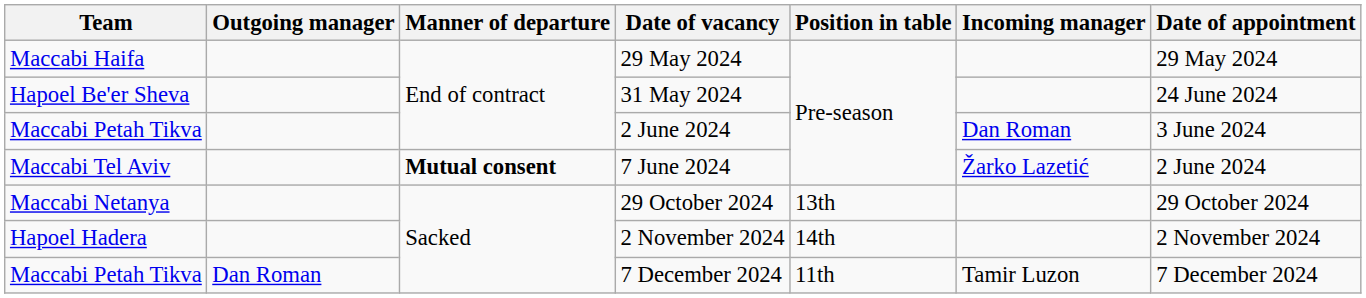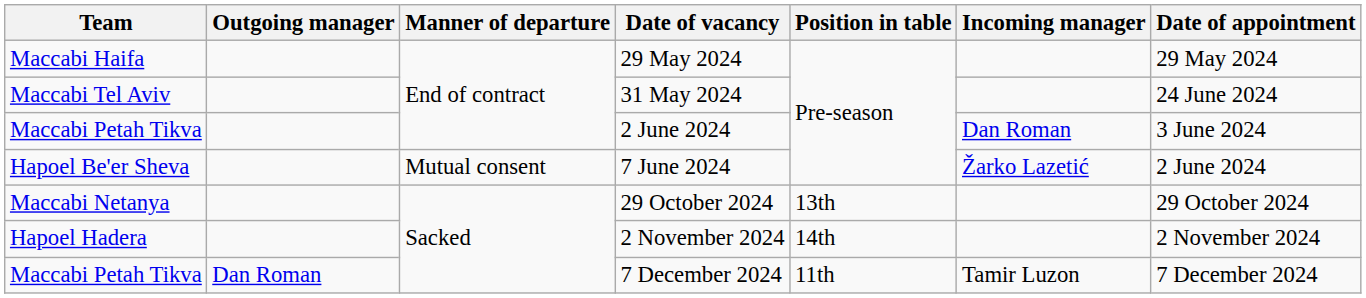(100, 94) Hapoel Be'er Sheva -> (90, 94) Maccabi Tel Aviv
(90, 166) Maccabi Tel Aviv -> (100, 166) Hapoel Be'er Sheva
(481, 166) bold -> (475, 166) normal
